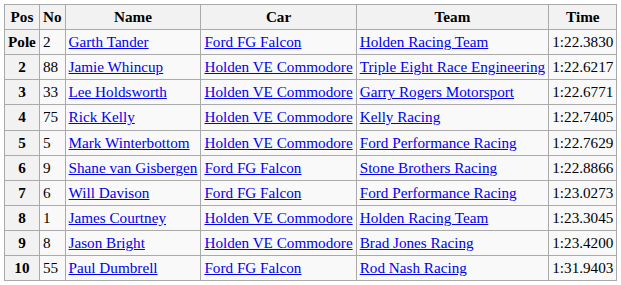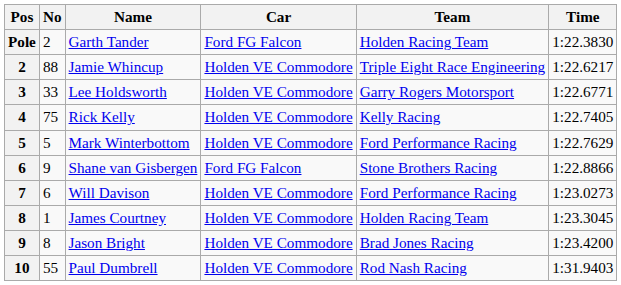(253, 192) Ford FG Falcon -> (279, 192) Holden VE Commodore
(253, 267) Ford FG Falcon -> (279, 267) Holden VE Commodore
